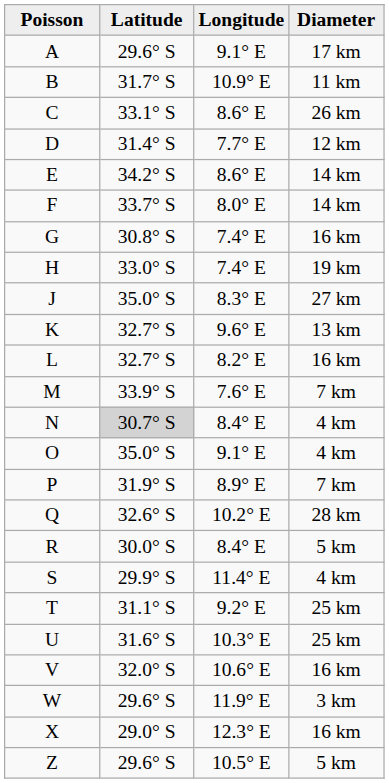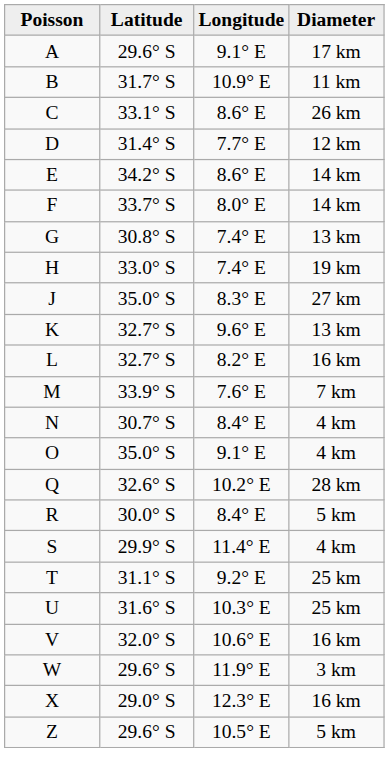(336, 236) 16 km -> (336, 236) 13 km
(147, 422) lightgrey background -> (147, 422) no background
- row: (52, 484)
